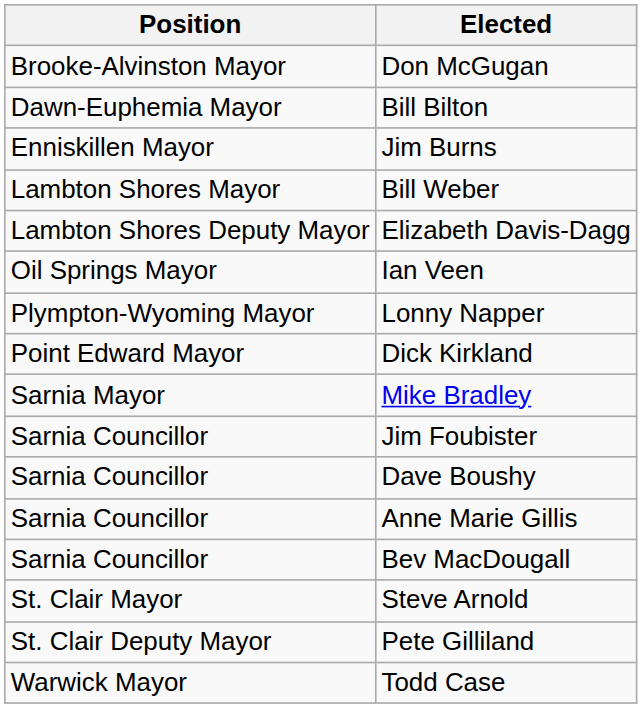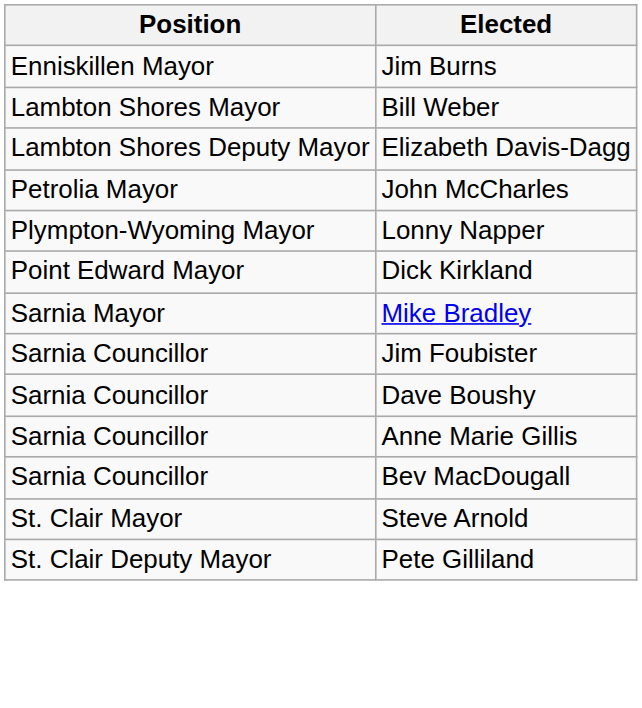- row: (465, 66)
- row: (435, 107)
- row: (433, 271)
+ row: (475, 189)
- row: (443, 682)
